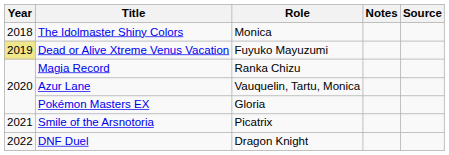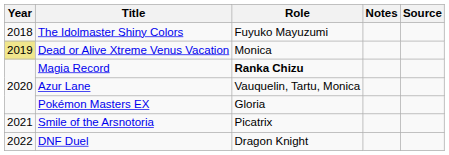(253, 31) Monica -> (281, 31) Fuyuko Mayuzumi
(281, 50) Fuyuko Mayuzumi -> (253, 50) Monica
(268, 68) normal -> (269, 68) bold
